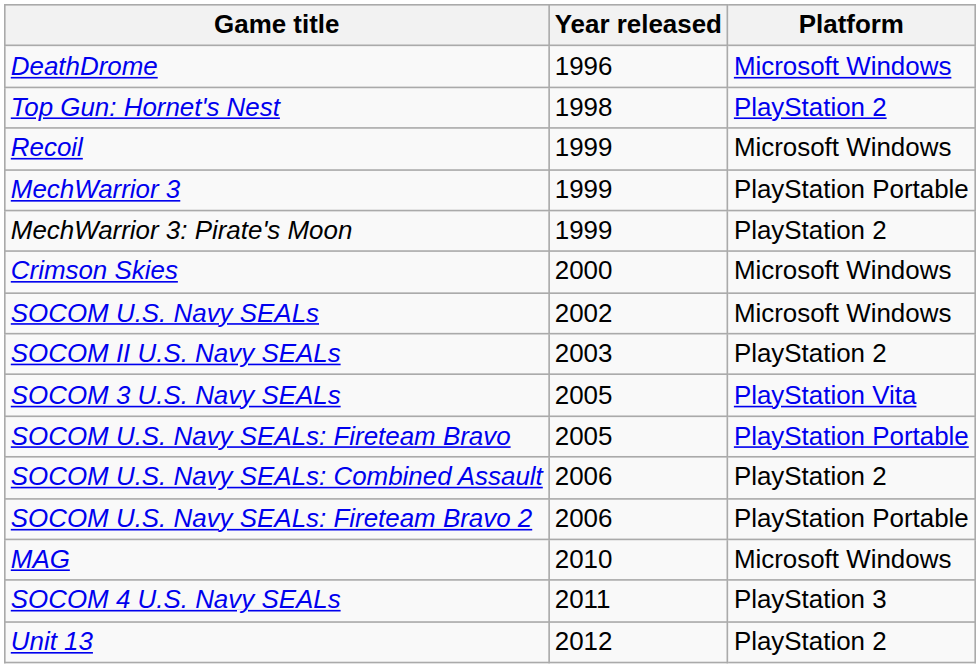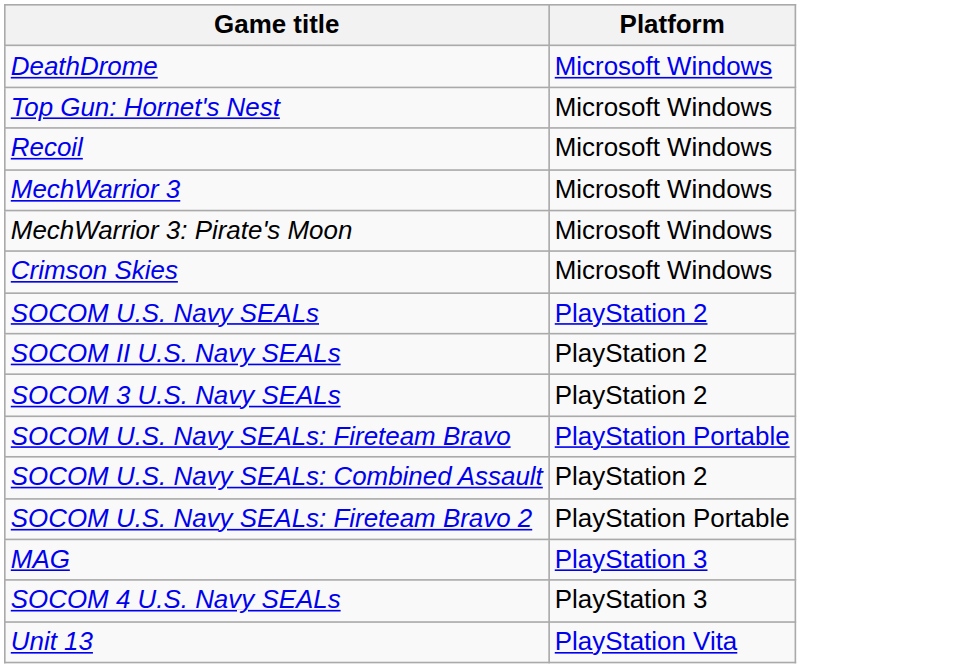- column: (638, 25)
(810, 107) PlayStation 2 -> (663, 107) Microsoft Windows
(851, 189) PlayStation Portable -> (663, 189) Microsoft Windows
(810, 230) PlayStation 2 -> (663, 230) Microsoft Windows
(843, 312) Microsoft Windows -> (631, 312) PlayStation 2
(825, 395) PlayStation Vita -> (631, 395) PlayStation 2
(843, 559) Microsoft Windows -> (631, 559) PlayStation 3
(810, 641) PlayStation 2 -> (646, 641) PlayStation Vita
